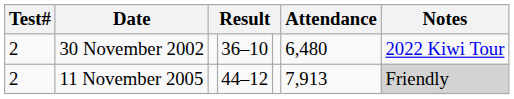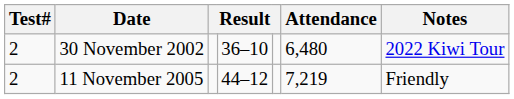(306, 78) 7,913 -> (306, 78) 7,219
(417, 78) lightgrey background -> (417, 78) no background
